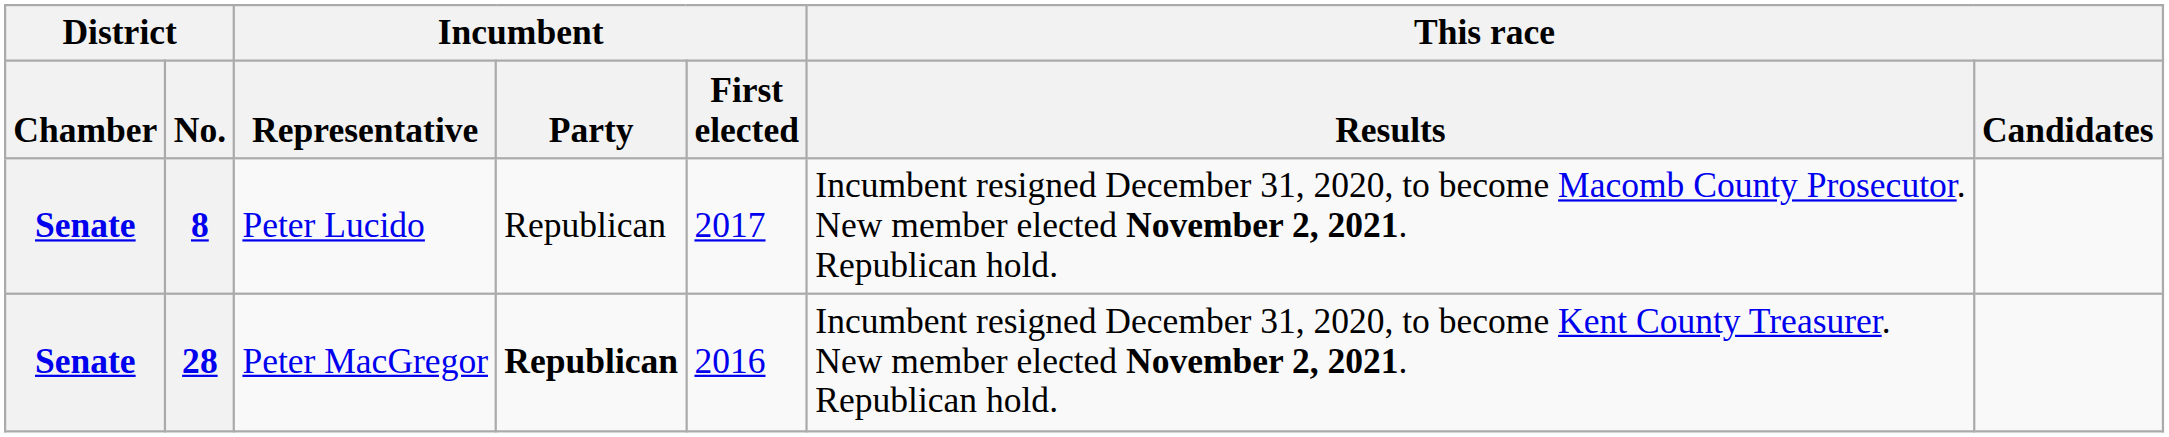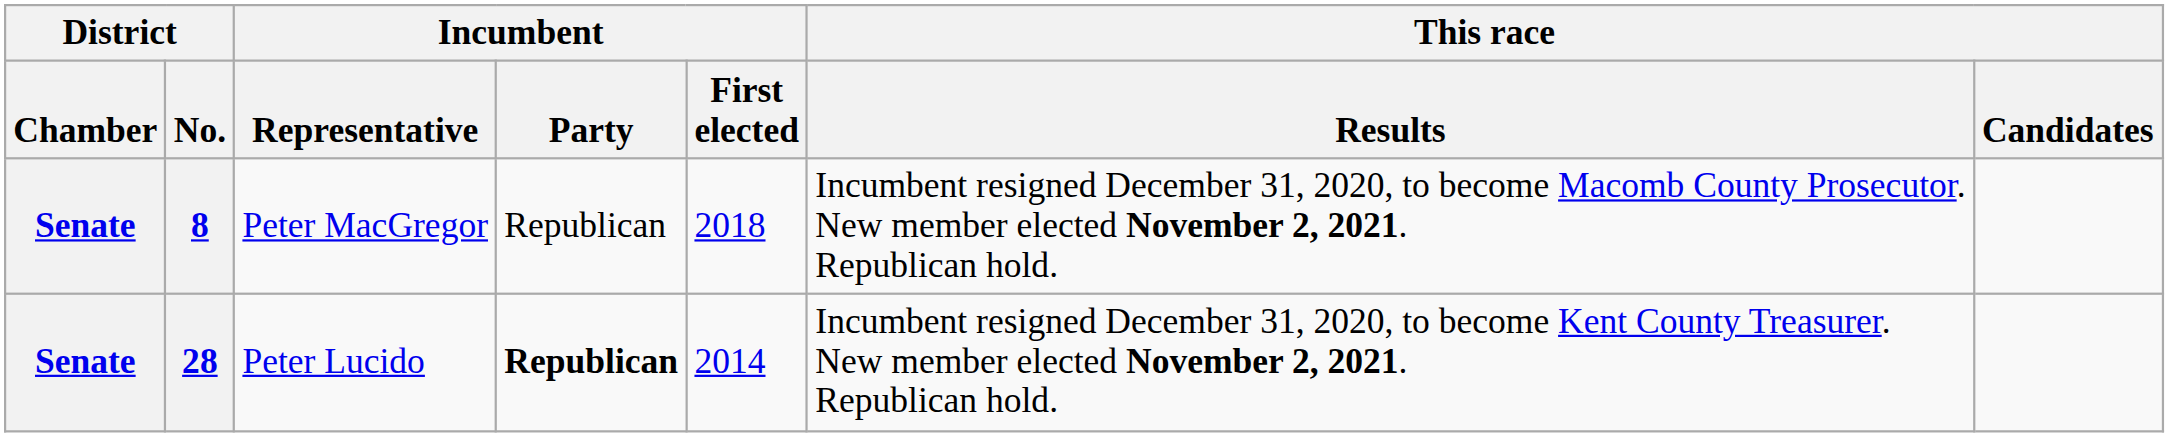(334, 225) Peter Lucido -> (365, 225) Peter MacGregor
(730, 225) 2017 -> (730, 225) 2018
(365, 361) Peter MacGregor -> (334, 361) Peter Lucido
(730, 361) 2016 -> (730, 361) 2014
